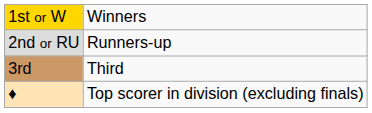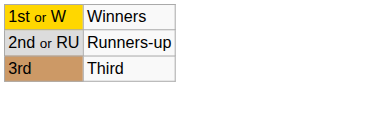- row: (12, 94)
